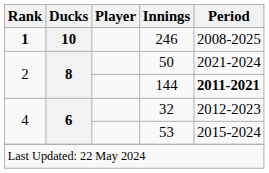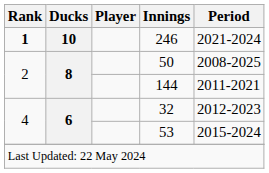(229, 39) 2008-2025 -> (229, 39) 2021-2024
(229, 62) 2021-2024 -> (229, 62) 2008-2025
(228, 86) bold -> (229, 86) normal
